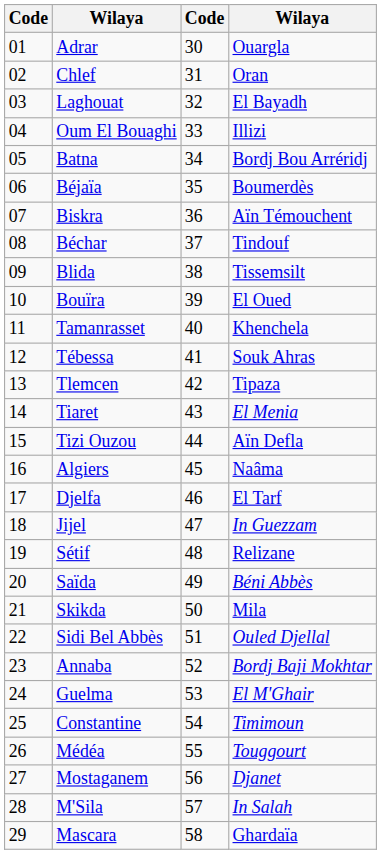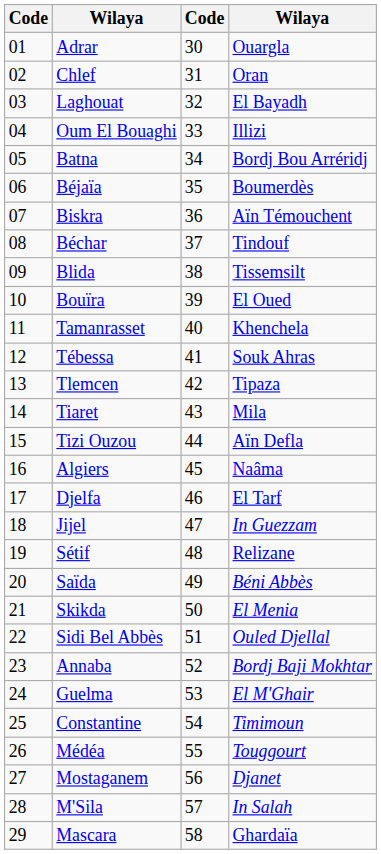(265, 412) El Menia -> (249, 412) Mila
(249, 610) Mila -> (265, 610) El Menia
